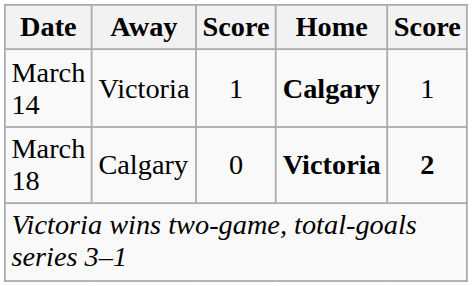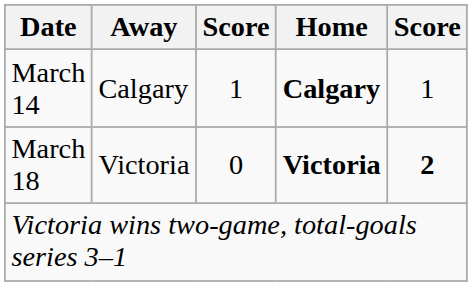(144, 87) Victoria -> (143, 87) Calgary
(143, 164) Calgary -> (144, 164) Victoria
